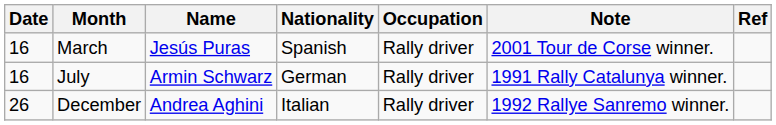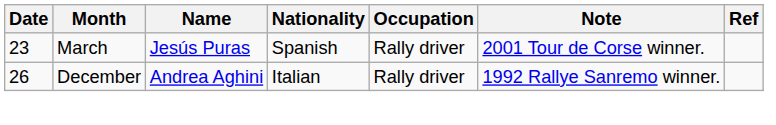(19, 47) 16 -> (19, 47) 23
- row: (73, 76)
